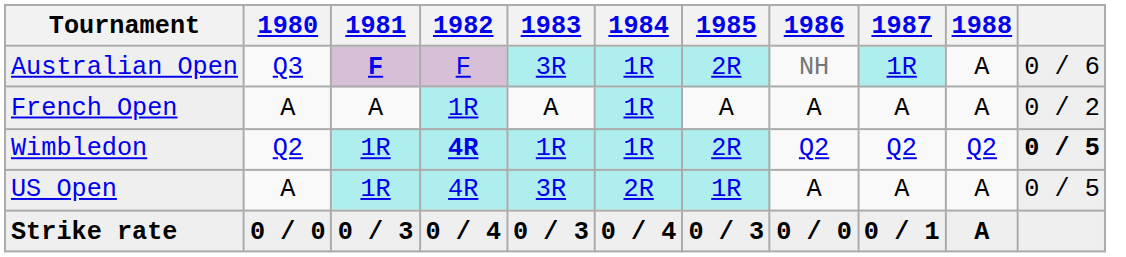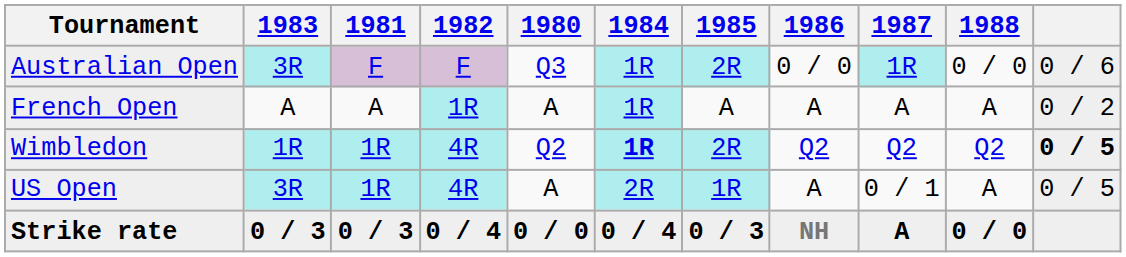columns swapped: (288, 26) <-> (551, 26)
(376, 67) bold -> (376, 67) normal
(814, 67) NH -> (814, 67) 0 / 0
(982, 67) A -> (989, 67) 0 / 0
(463, 149) bold -> (463, 149) normal
(639, 149) normal -> (639, 149) bold
(902, 190) A -> (902, 190) 0 / 1
(814, 231) 0 / 0 -> (814, 231) NH
(902, 231) 0 / 1 -> (902, 231) A
(982, 231) A -> (989, 231) 0 / 0
